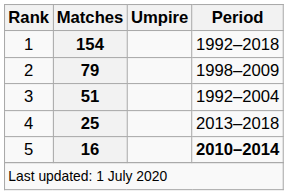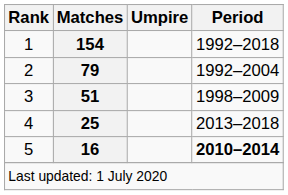(238, 70) 1998–2009 -> (238, 70) 1992–2004
(238, 96) 1992–2004 -> (238, 96) 1998–2009
